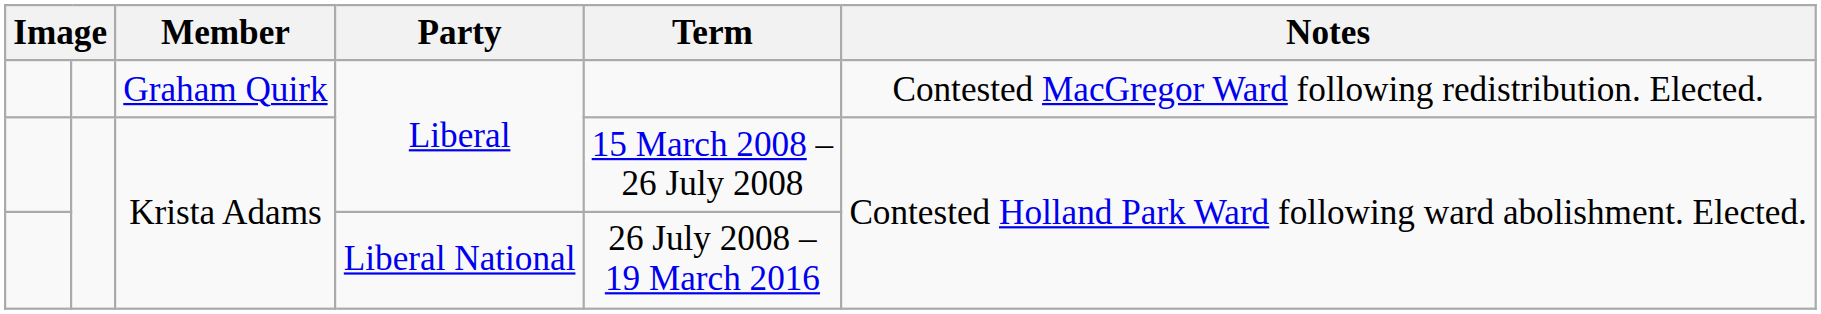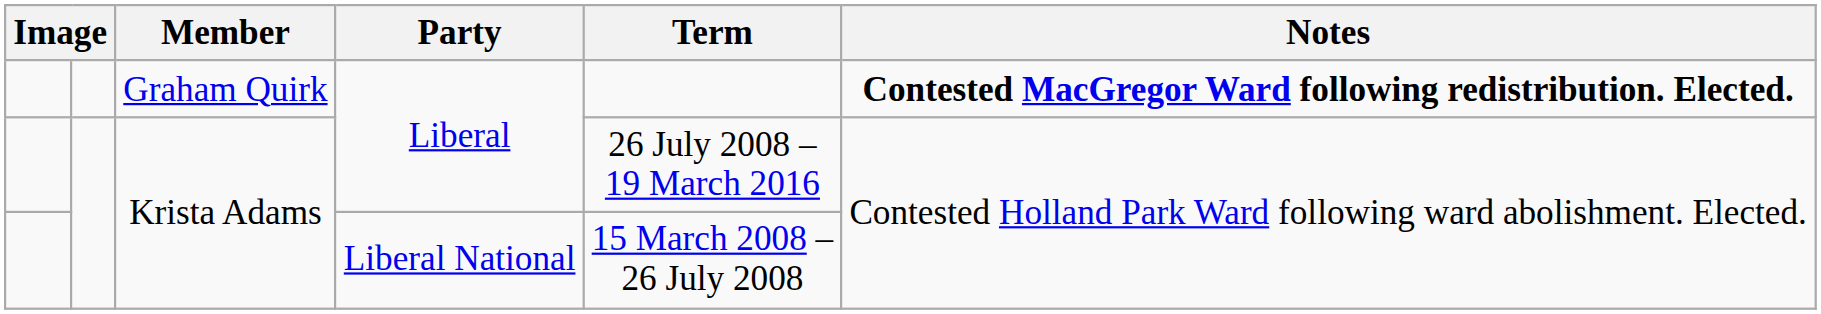(1328, 88) normal -> (1328, 88) bold
(712, 163) 15 March 2008 – 26 July 2008 -> (712, 163) 26 July 2008 – 19 March 2016
(712, 259) 26 July 2008 – 19 March 2016 -> (712, 259) 15 March 2008 – 26 July 2008
